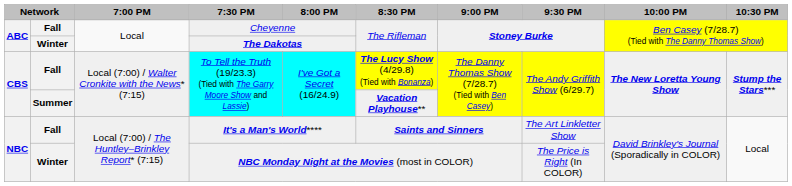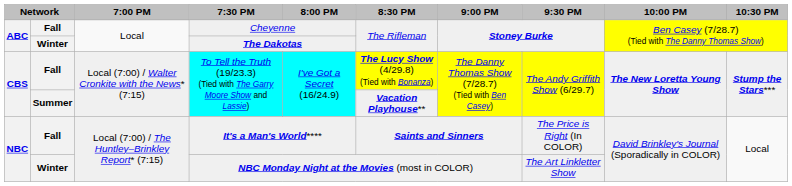(563, 130) The Art Linkletter Show -> (563, 135) The Price is Right (In COLOR)
(563, 162) The Price is Right (In COLOR) -> (563, 168) The Art Linkletter Show
